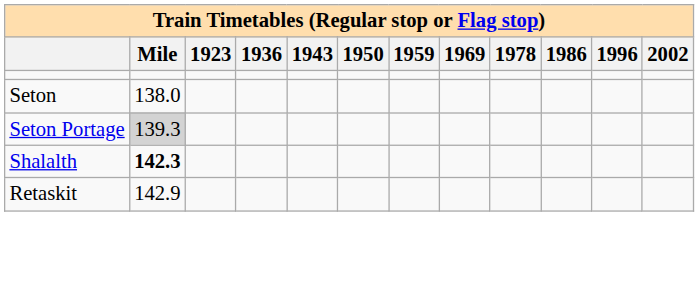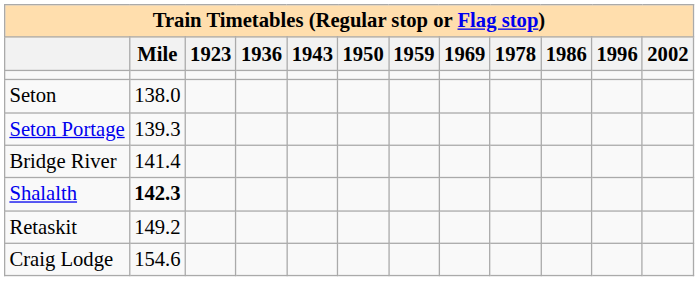(157, 128) lightgrey background -> (157, 128) no background
+ row: (63, 161)
(157, 194) 142.9 -> (157, 226) 149.2
+ row: (61, 259)
